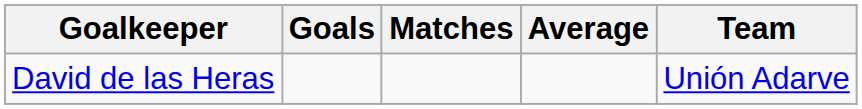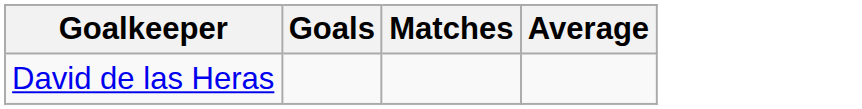- column: (757, 29)
